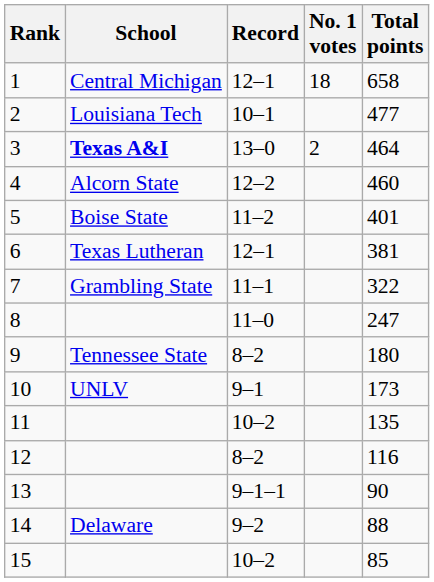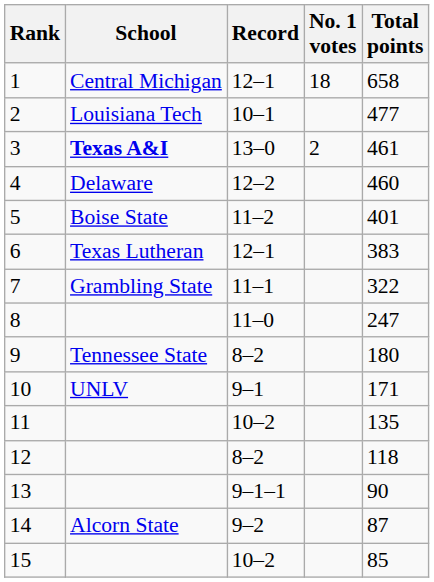(383, 148) 464 -> (383, 148) 461
(124, 182) Alcorn State -> (111, 182) Delaware
(383, 251) 381 -> (383, 251) 383
(383, 388) 173 -> (383, 388) 171
(383, 457) 116 -> (383, 457) 118
(111, 525) Delaware -> (124, 525) Alcorn State
(378, 525) 88 -> (378, 525) 87
